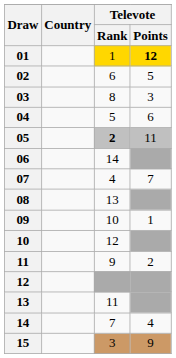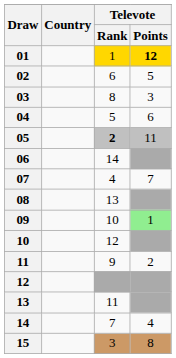(151, 220) no background -> (151, 220) lightgreen background
(151, 343) 9 -> (151, 343) 8
